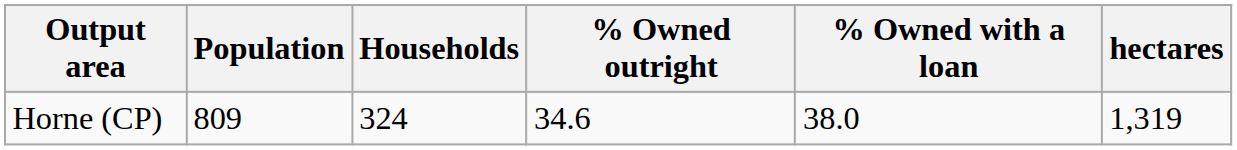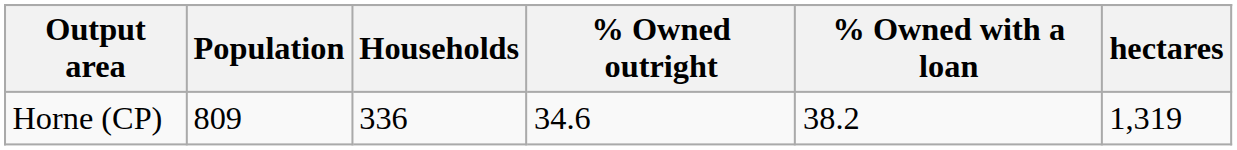(384, 117) 324 -> (384, 117) 336
(831, 117) 38.0 -> (831, 117) 38.2
